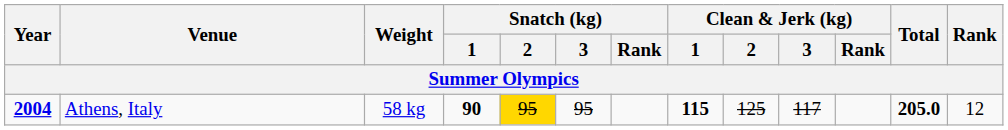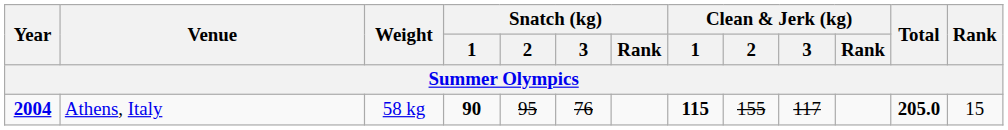(528, 109) gold background -> (528, 109) no background
(583, 109) 95 -> (583, 109) 76
(751, 109) 125 -> (751, 109) 155
(975, 109) 12 -> (975, 109) 15
